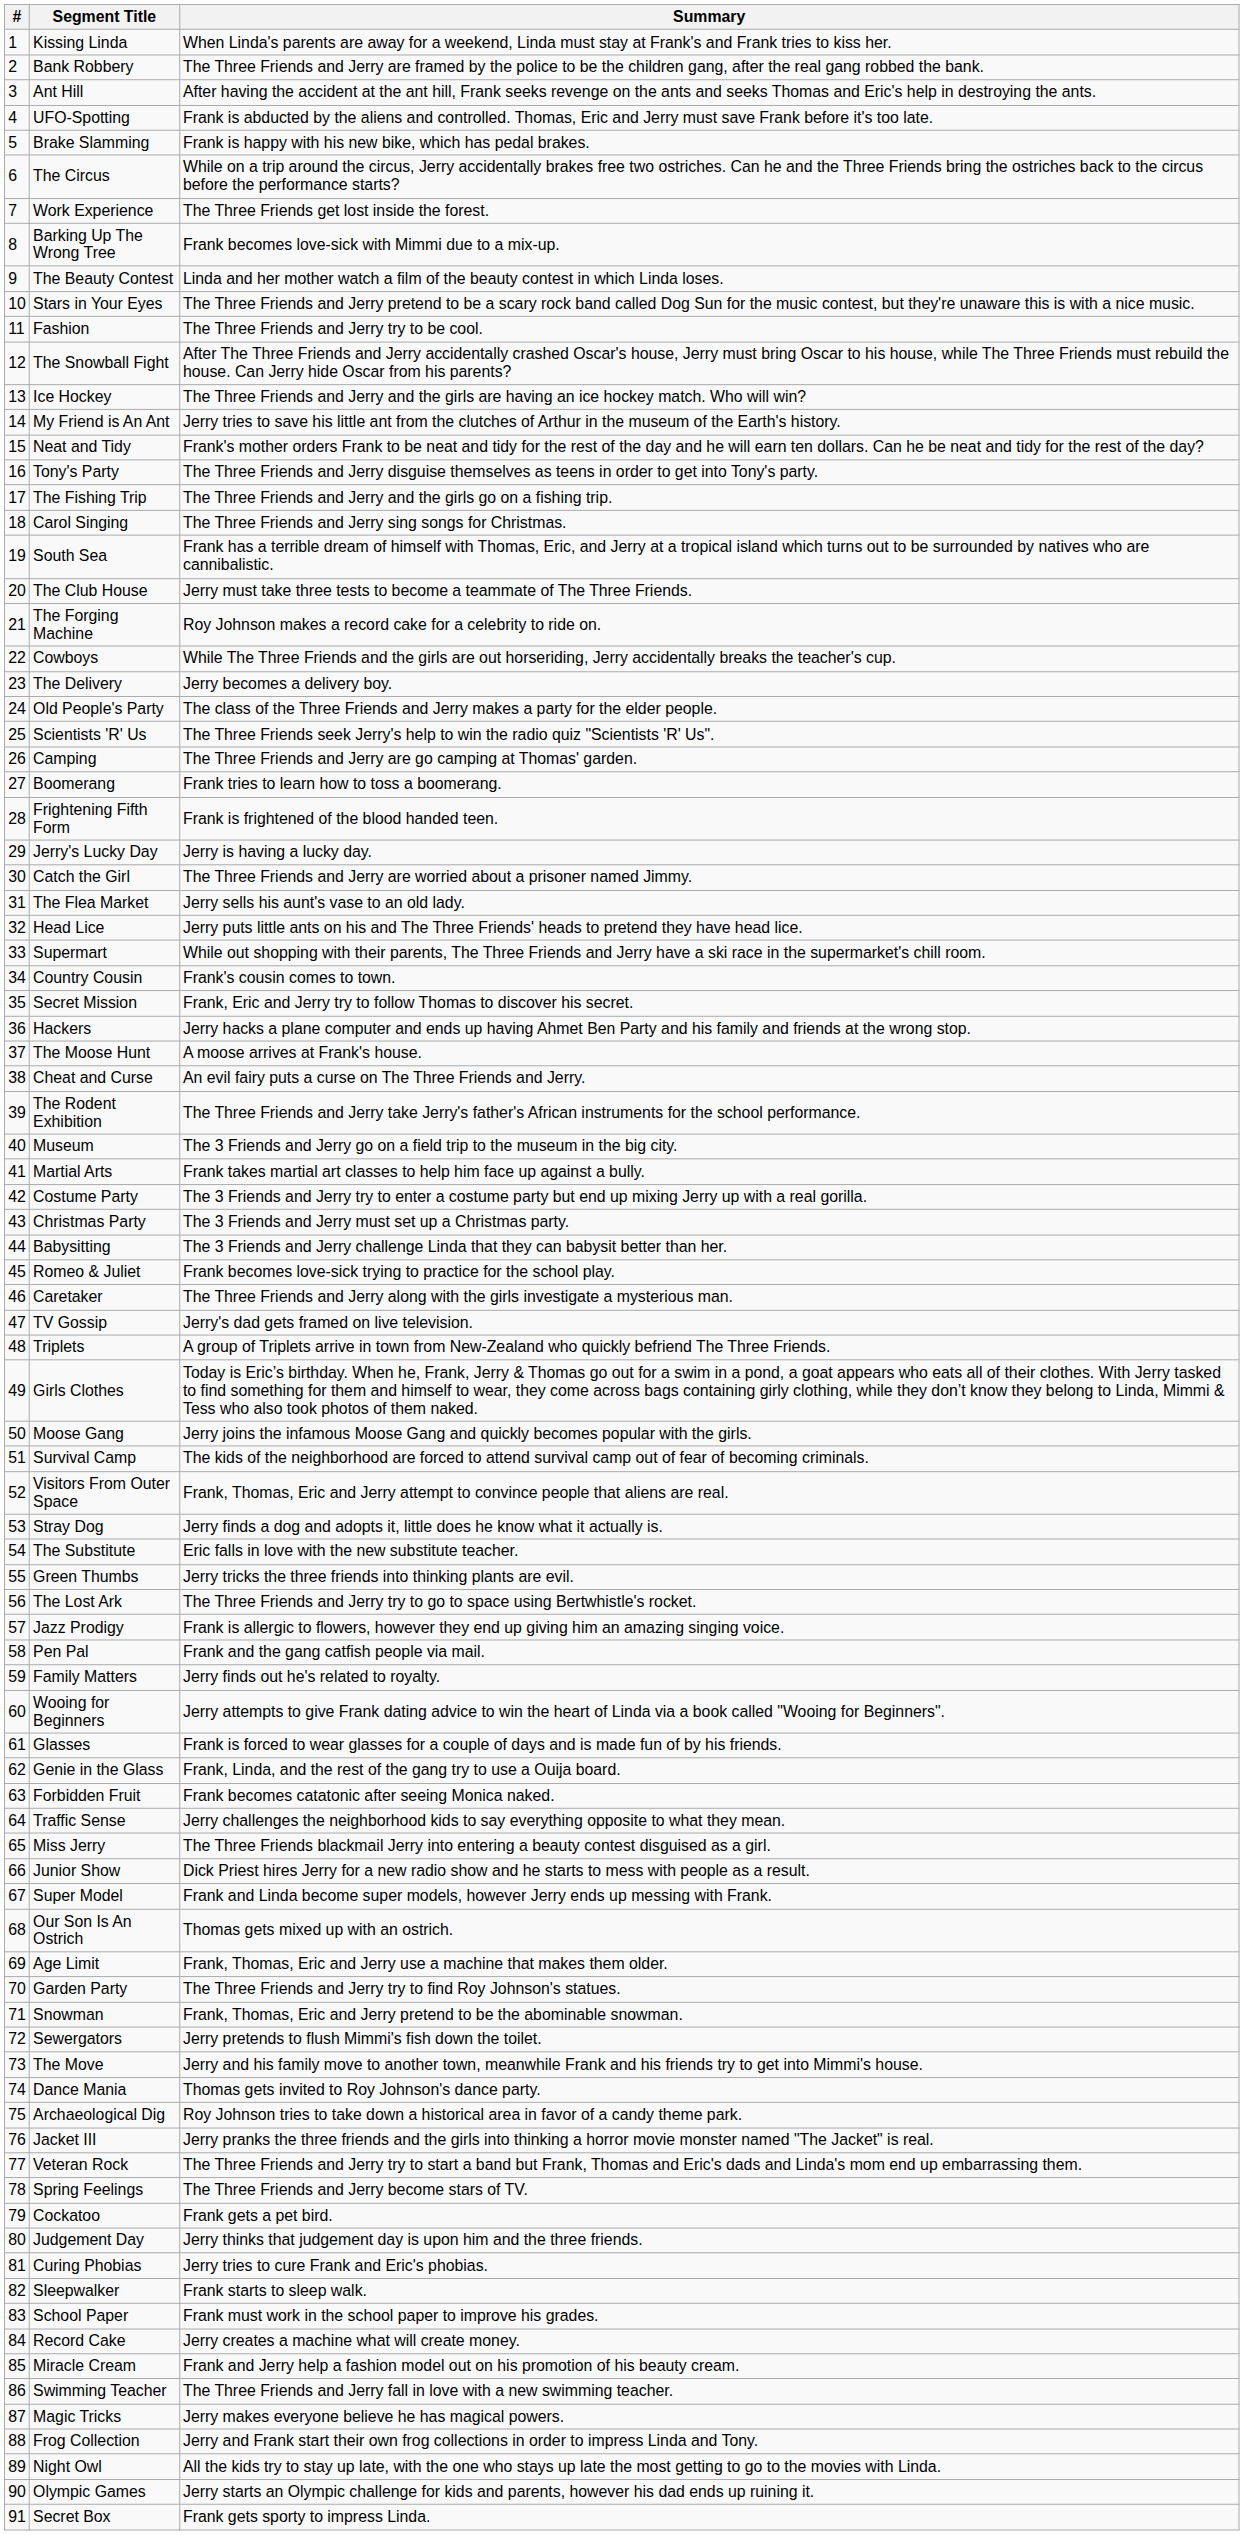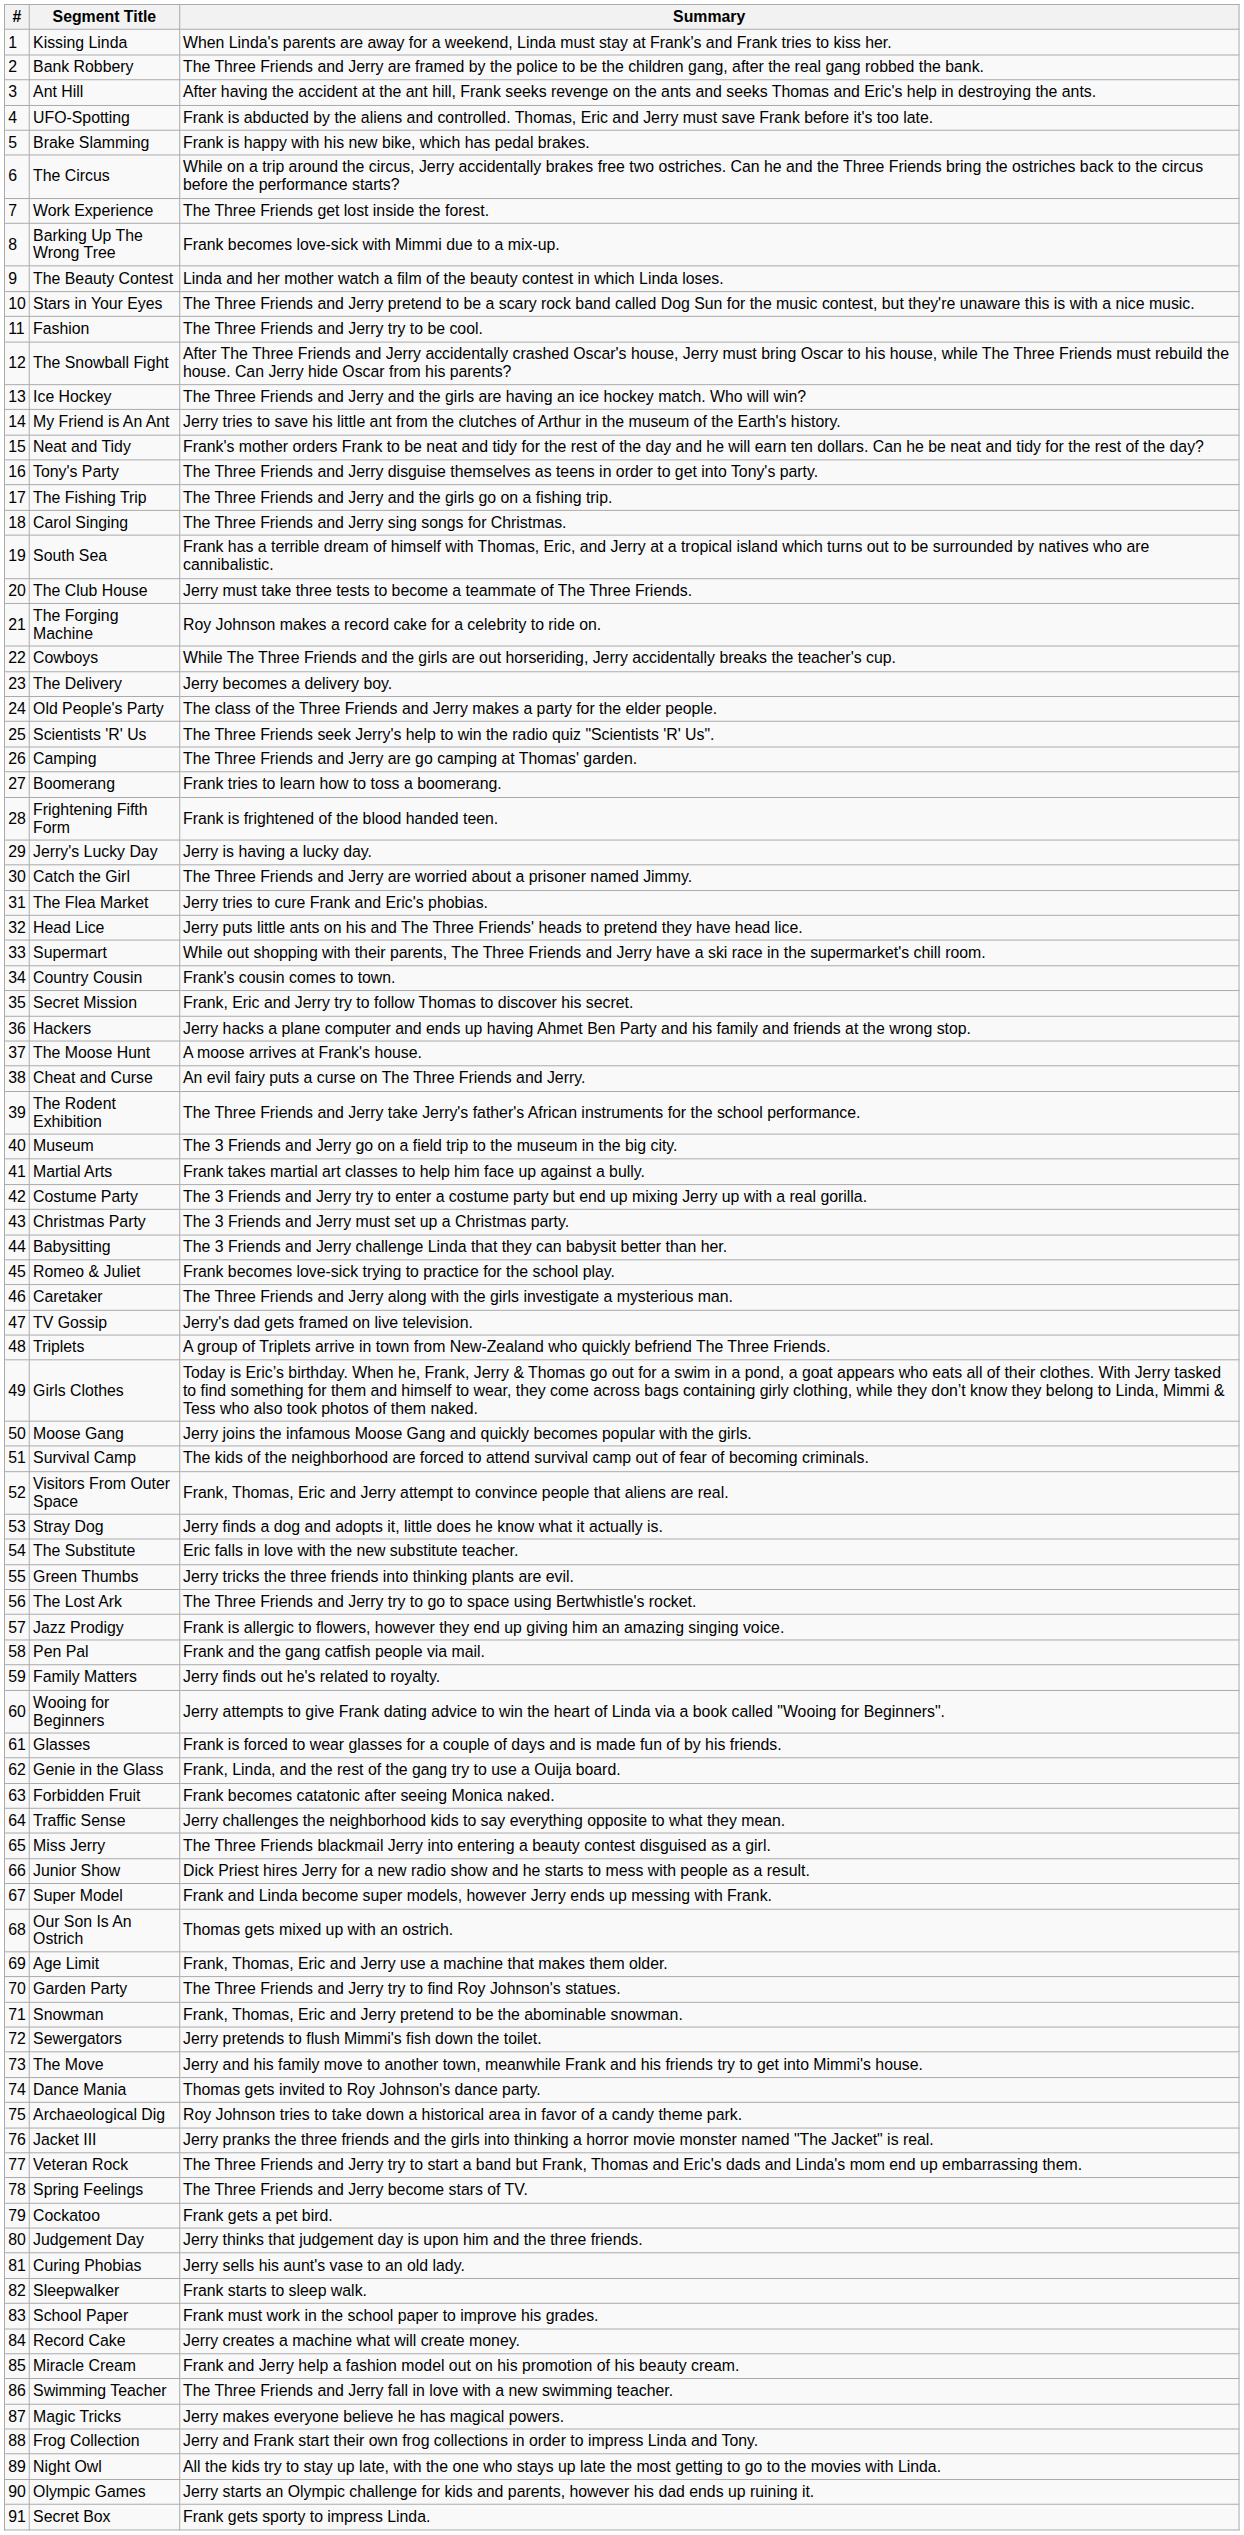(324, 902) Jerry sells his aunt's vase to an old lady. -> (335, 902) Jerry tries to cure Frank and Eric's phobias.
(335, 2265) Jerry tries to cure Frank and Eric's phobias. -> (324, 2265) Jerry sells his aunt's vase to an old lady.
